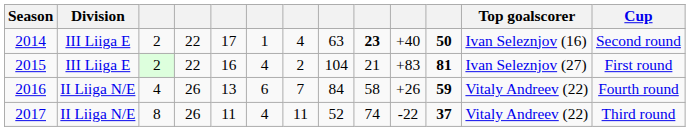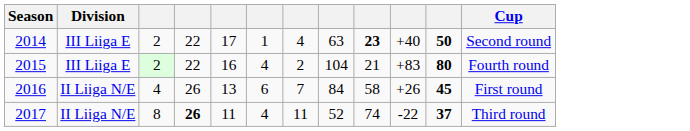- column: (527, 16)
(444, 65) 81 -> (444, 65) 80
(638, 65) First round -> (509, 65) Fourth round
(444, 89) 59 -> (444, 89) 45
(638, 89) Fourth round -> (509, 89) First round
(193, 114) normal -> (193, 114) bold
